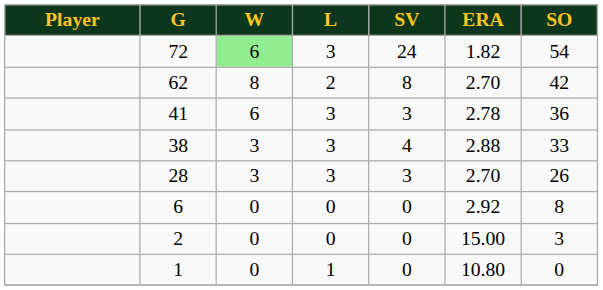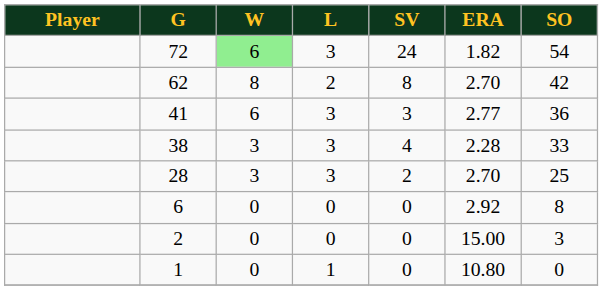(483, 113) 2.78 -> (483, 113) 2.77
(483, 144) 2.88 -> (483, 144) 2.28
(407, 176) 3 -> (407, 176) 2
(559, 176) 26 -> (559, 176) 25
